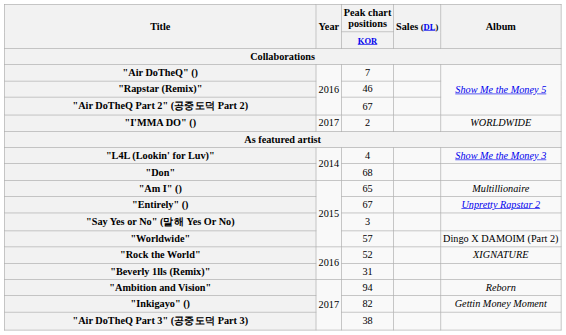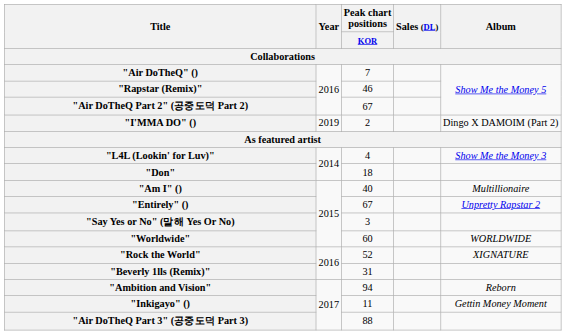(329, 123) 2017 -> (329, 123) 2019
(501, 123) WORLDWIDE -> (501, 123) Dingo X DAMOIM (Part 2)
(368, 172) 68 -> (368, 172) 18
(368, 188) 65 -> (368, 188) 40
(368, 239) 57 -> (368, 239) 60
(501, 239) Dingo X DAMOIM (Part 2) -> (501, 239) WORLDWIDE
(368, 304) 82 -> (368, 304) 11
(368, 321) 38 -> (368, 321) 88
